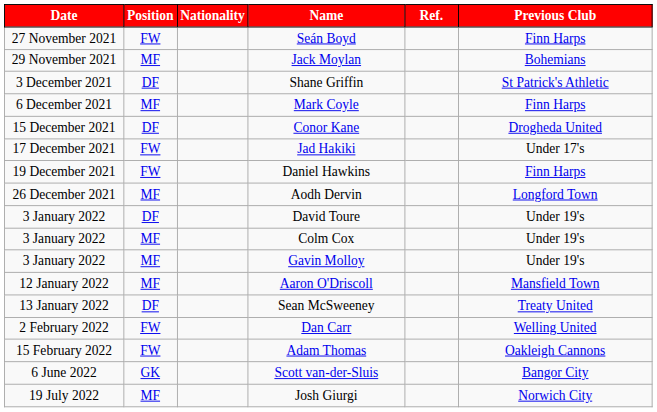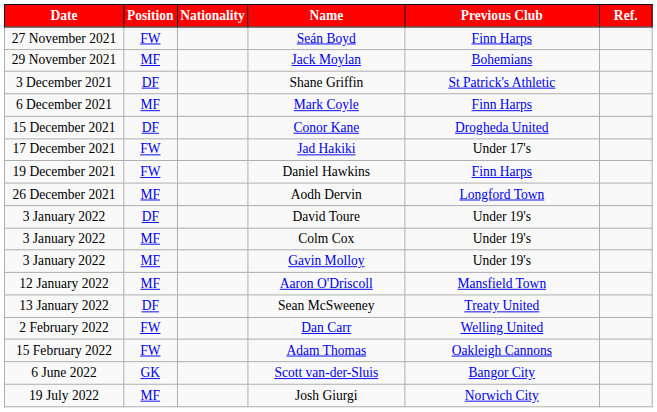columns swapped: (555, 16) <-> (431, 16)
